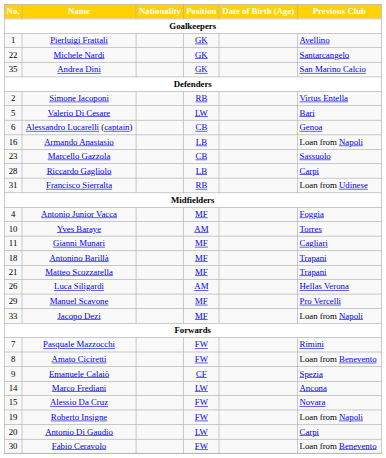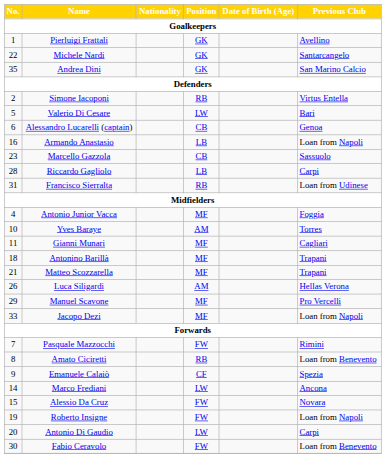(201, 359) FW -> (201, 359) RB
